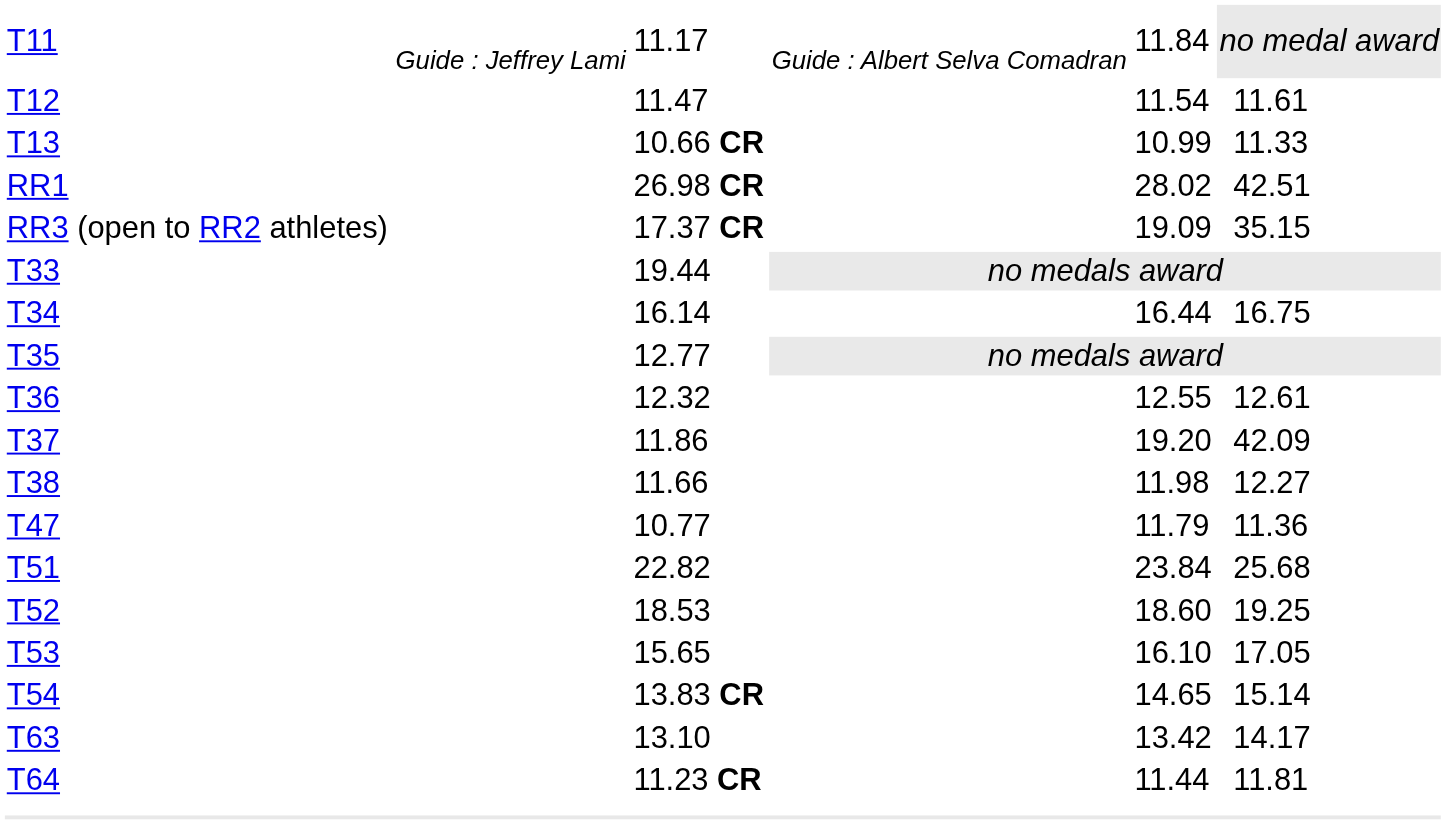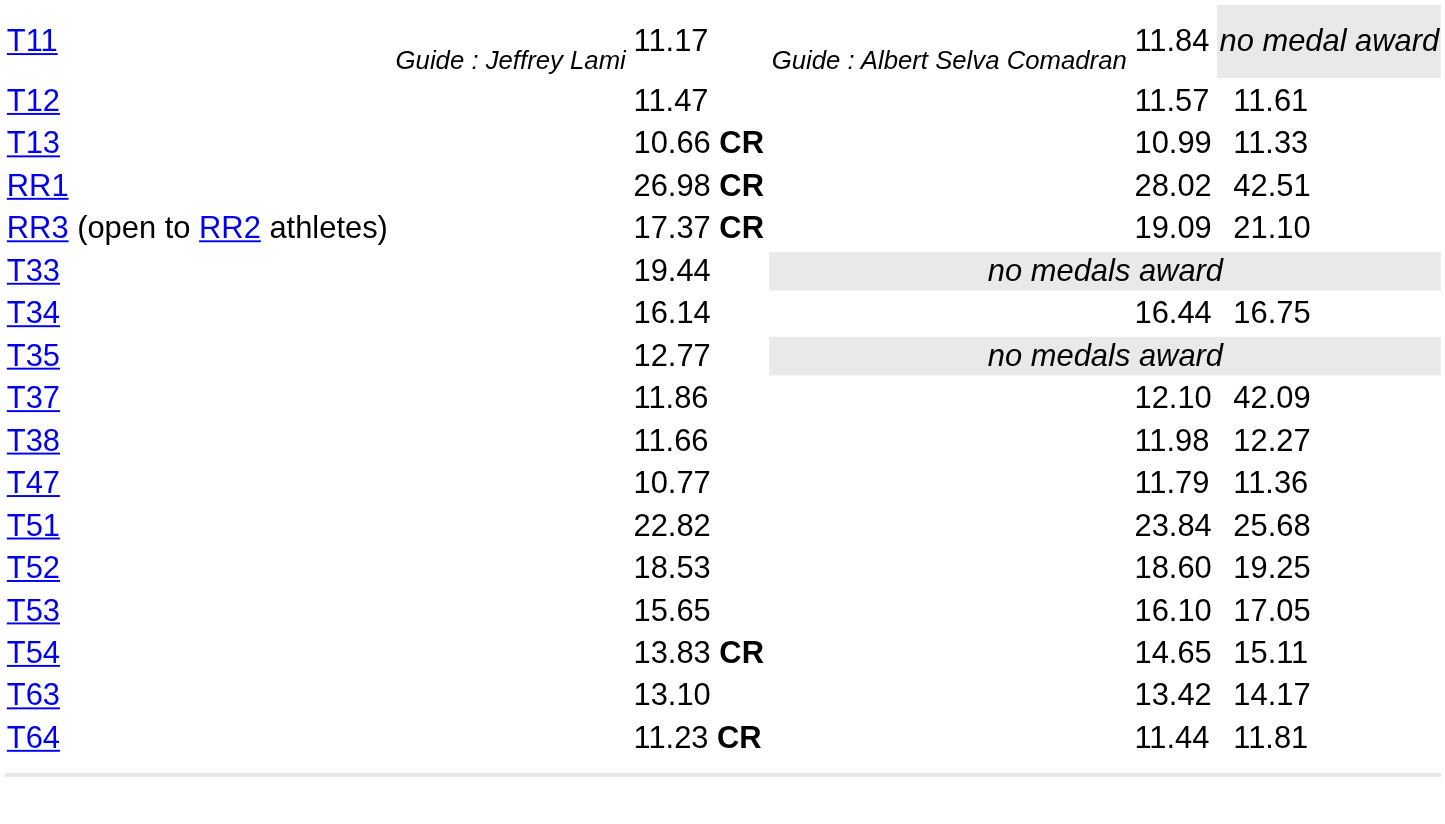(1172, 100) 11.54 -> (1172, 100) 11.57
(1272, 228) 35.15 -> (1272, 228) 21.10
- row: (33, 398)
(1173, 440) 19.20 -> (1173, 398) 12.10
(1272, 695) 15.14 -> (1271, 652) 15.11
